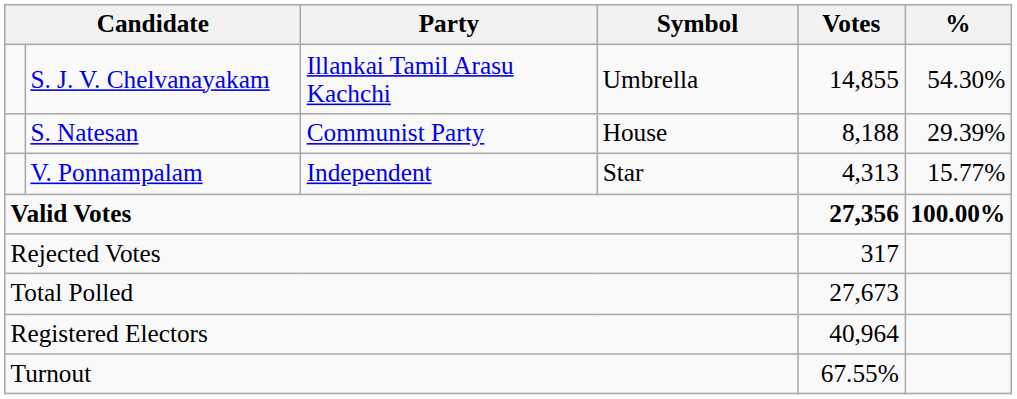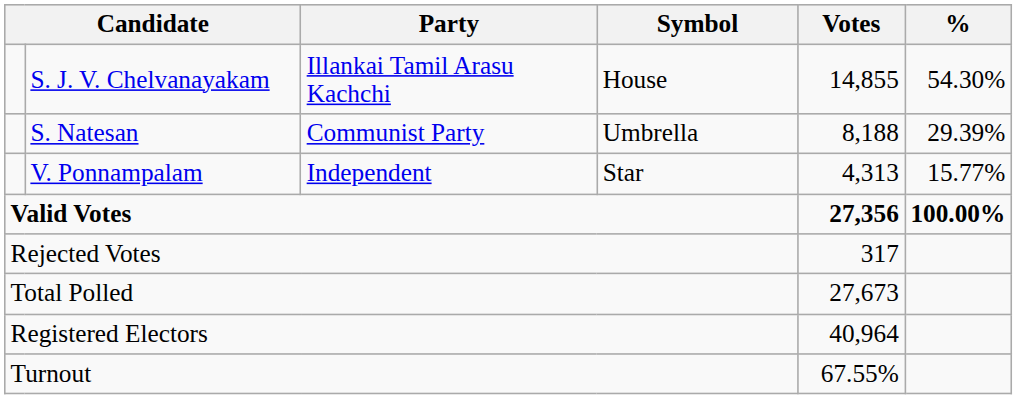(650, 78) Umbrella -> (635, 78) House
(635, 133) House -> (650, 133) Umbrella
